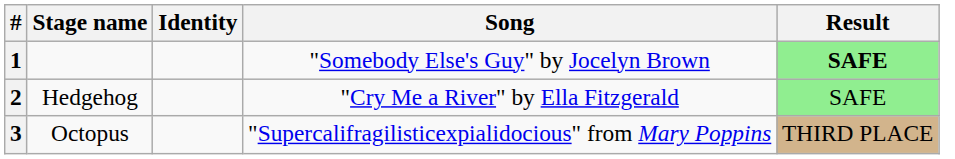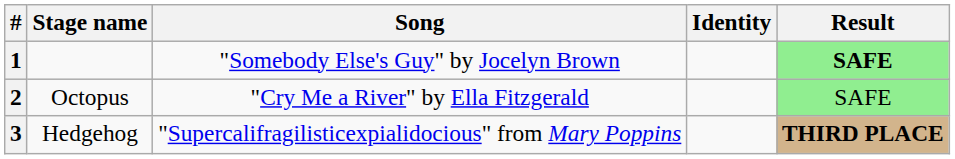columns swapped: (510, 23) <-> (198, 23)
(90, 97) Hedgehog -> (90, 97) Octopus
(90, 134) Octopus -> (90, 134) Hedgehog
(858, 134) normal -> (863, 134) bold
